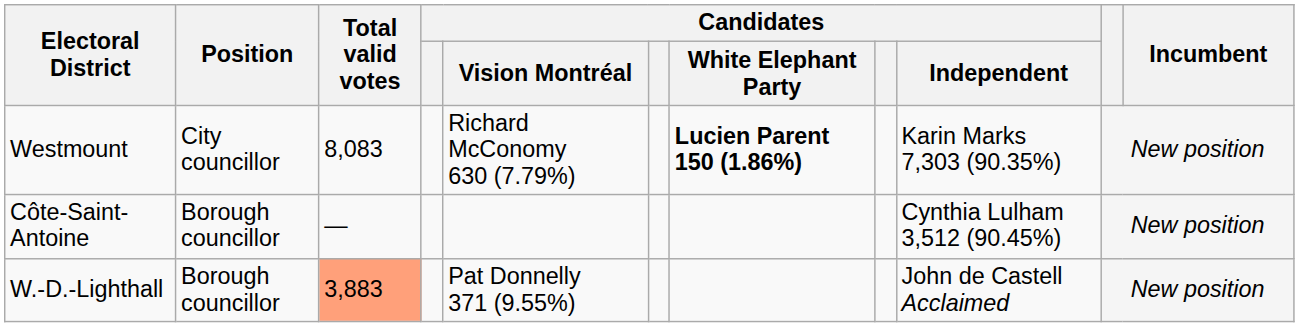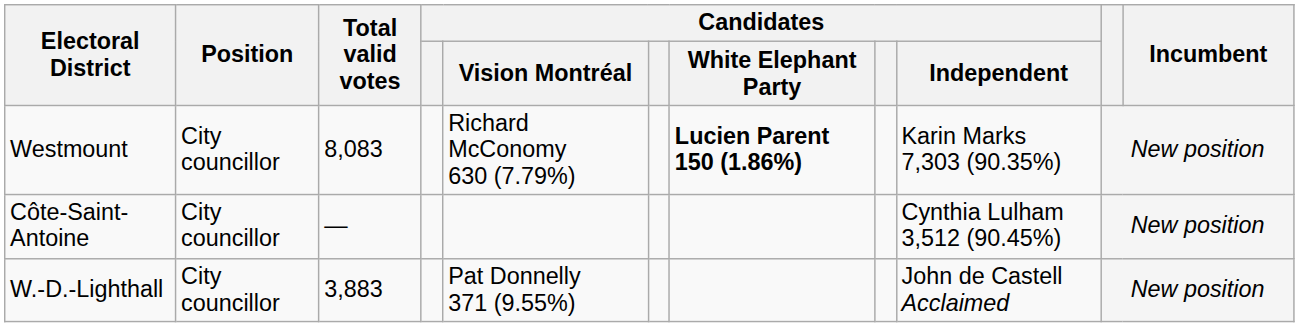(230, 226) Borough councillor -> (230, 226) City councillor
(230, 289) Borough councillor -> (230, 289) City councillor
(353, 289) lightsalmon background -> (353, 289) no background
